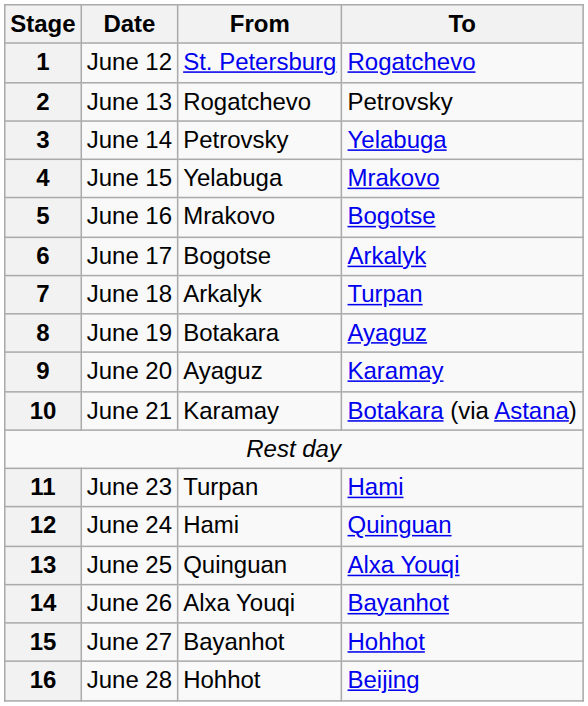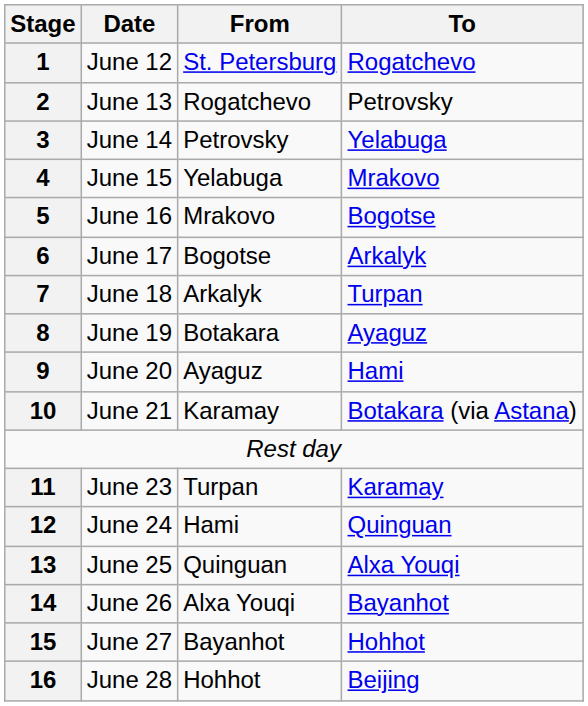(396, 371) Karamay -> (376, 371) Hami
(376, 487) Hami -> (396, 487) Karamay
